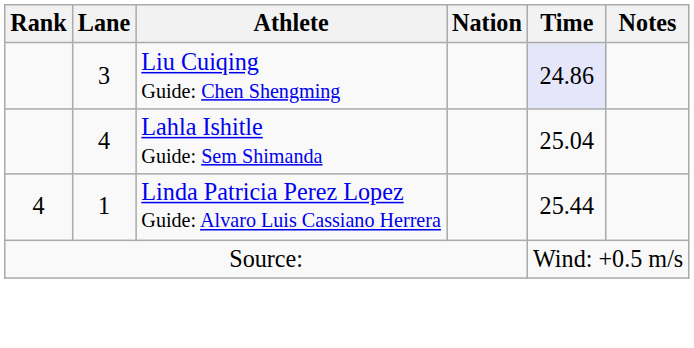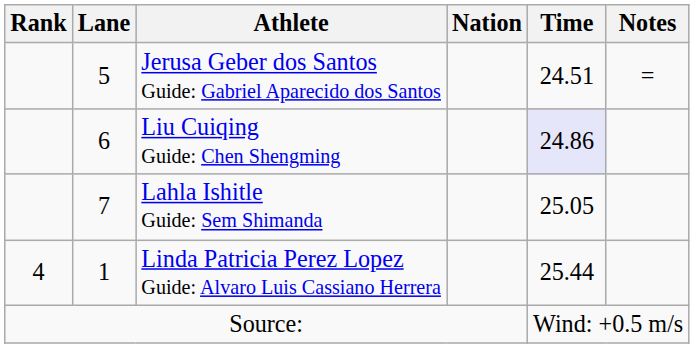+ row: (291, 75)
(104, 75) 3 -> (104, 141) 6
(104, 141) 4 -> (104, 206) 7
(567, 141) 25.04 -> (567, 206) 25.05
